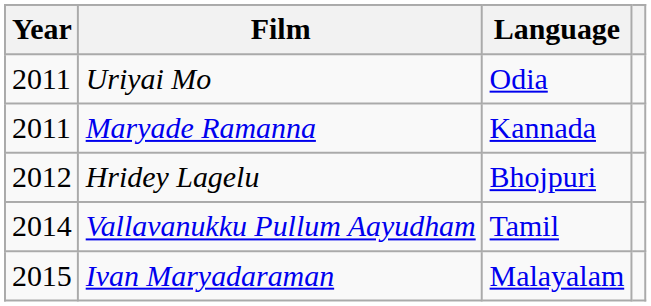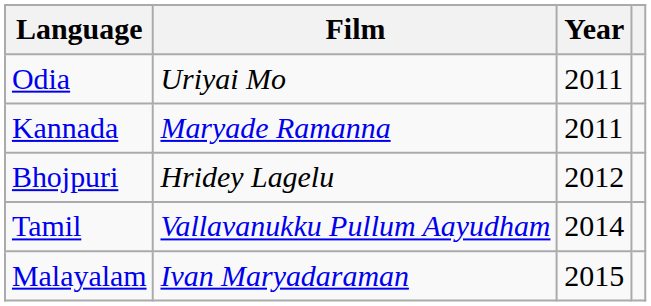columns swapped: (42, 29) <-> (557, 29)
